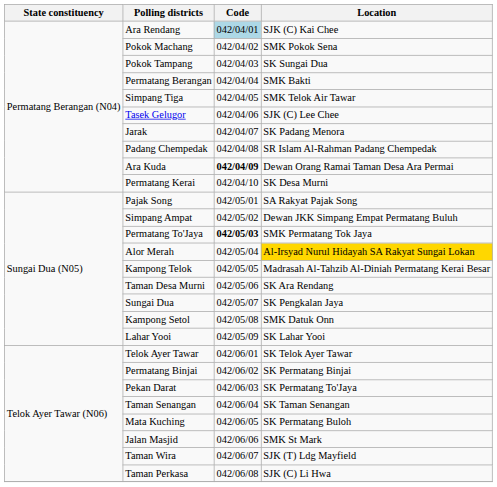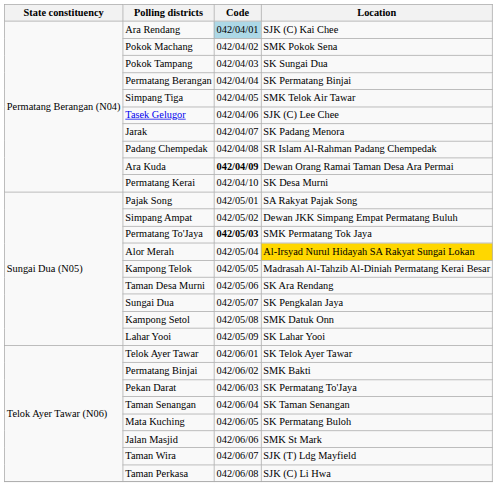(287, 80) SMK Bakti -> (307, 80) SK Permatang Binjai
(307, 370) SK Permatang Binjai -> (287, 370) SMK Bakti
